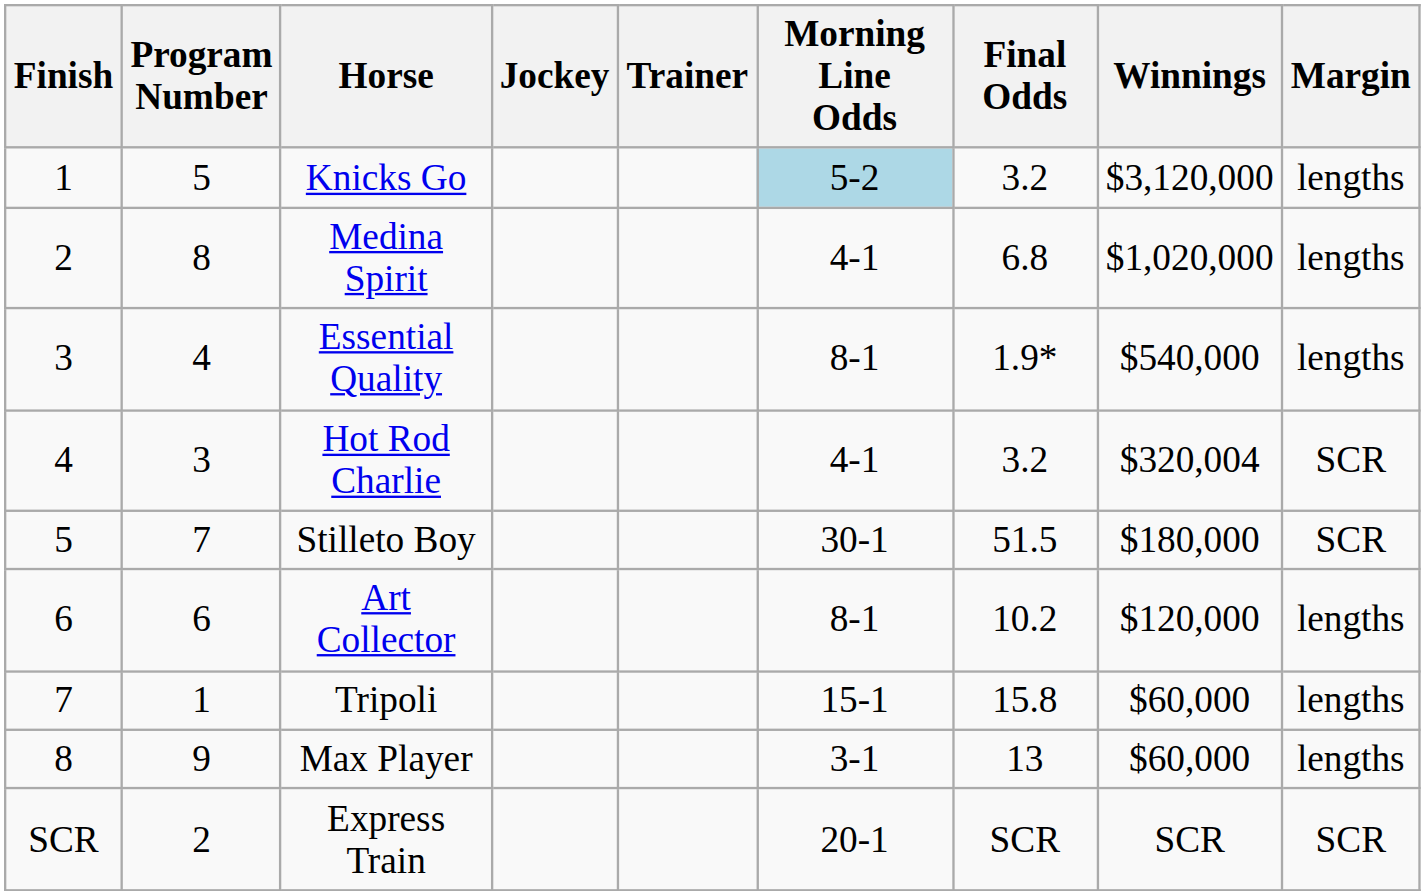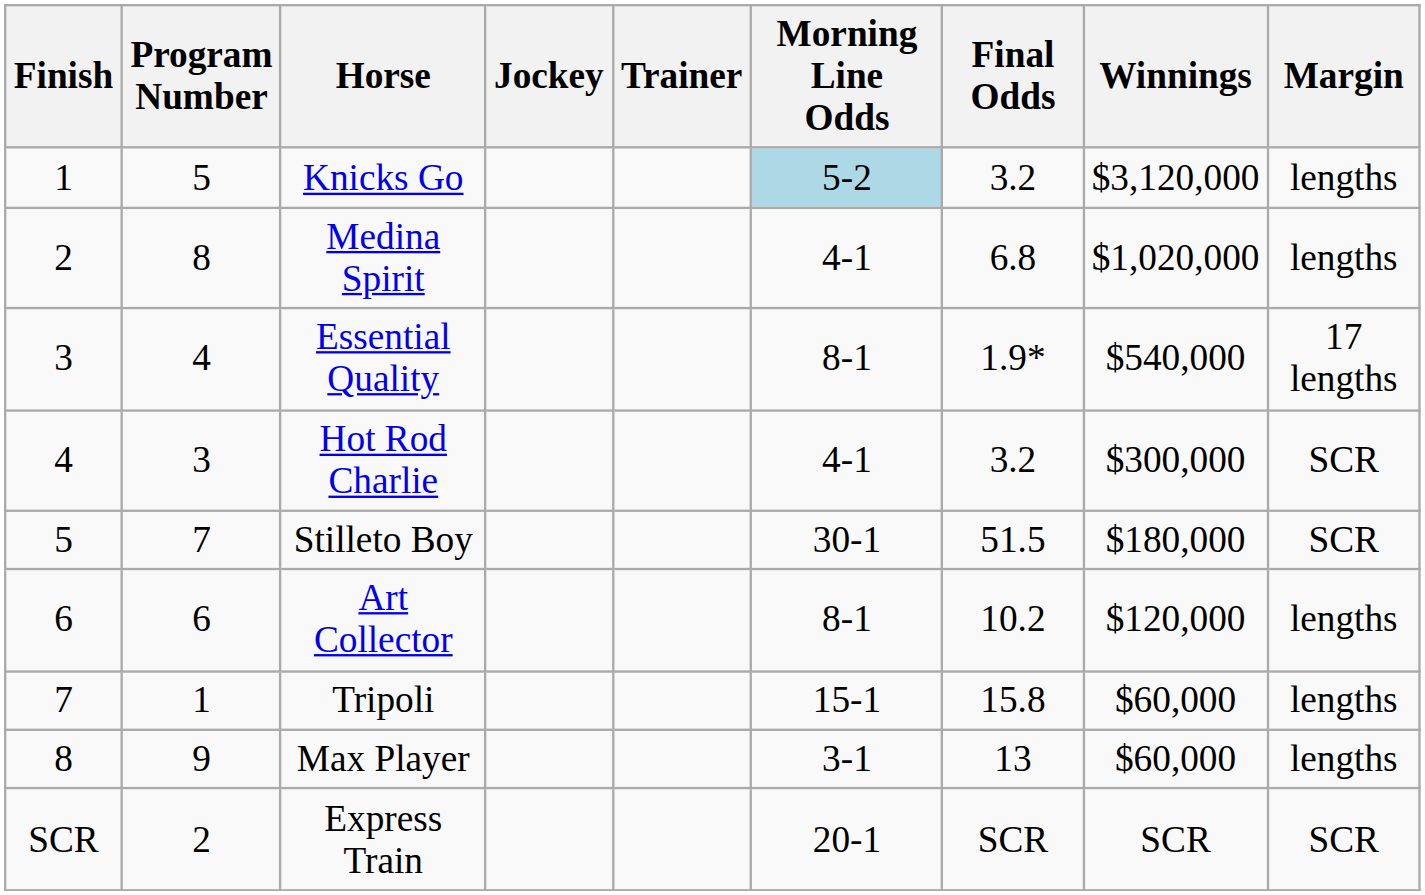(1351, 358) lengths -> (1344, 358) 17 lengths
(1190, 459) $320,004 -> (1176, 459) $300,000
